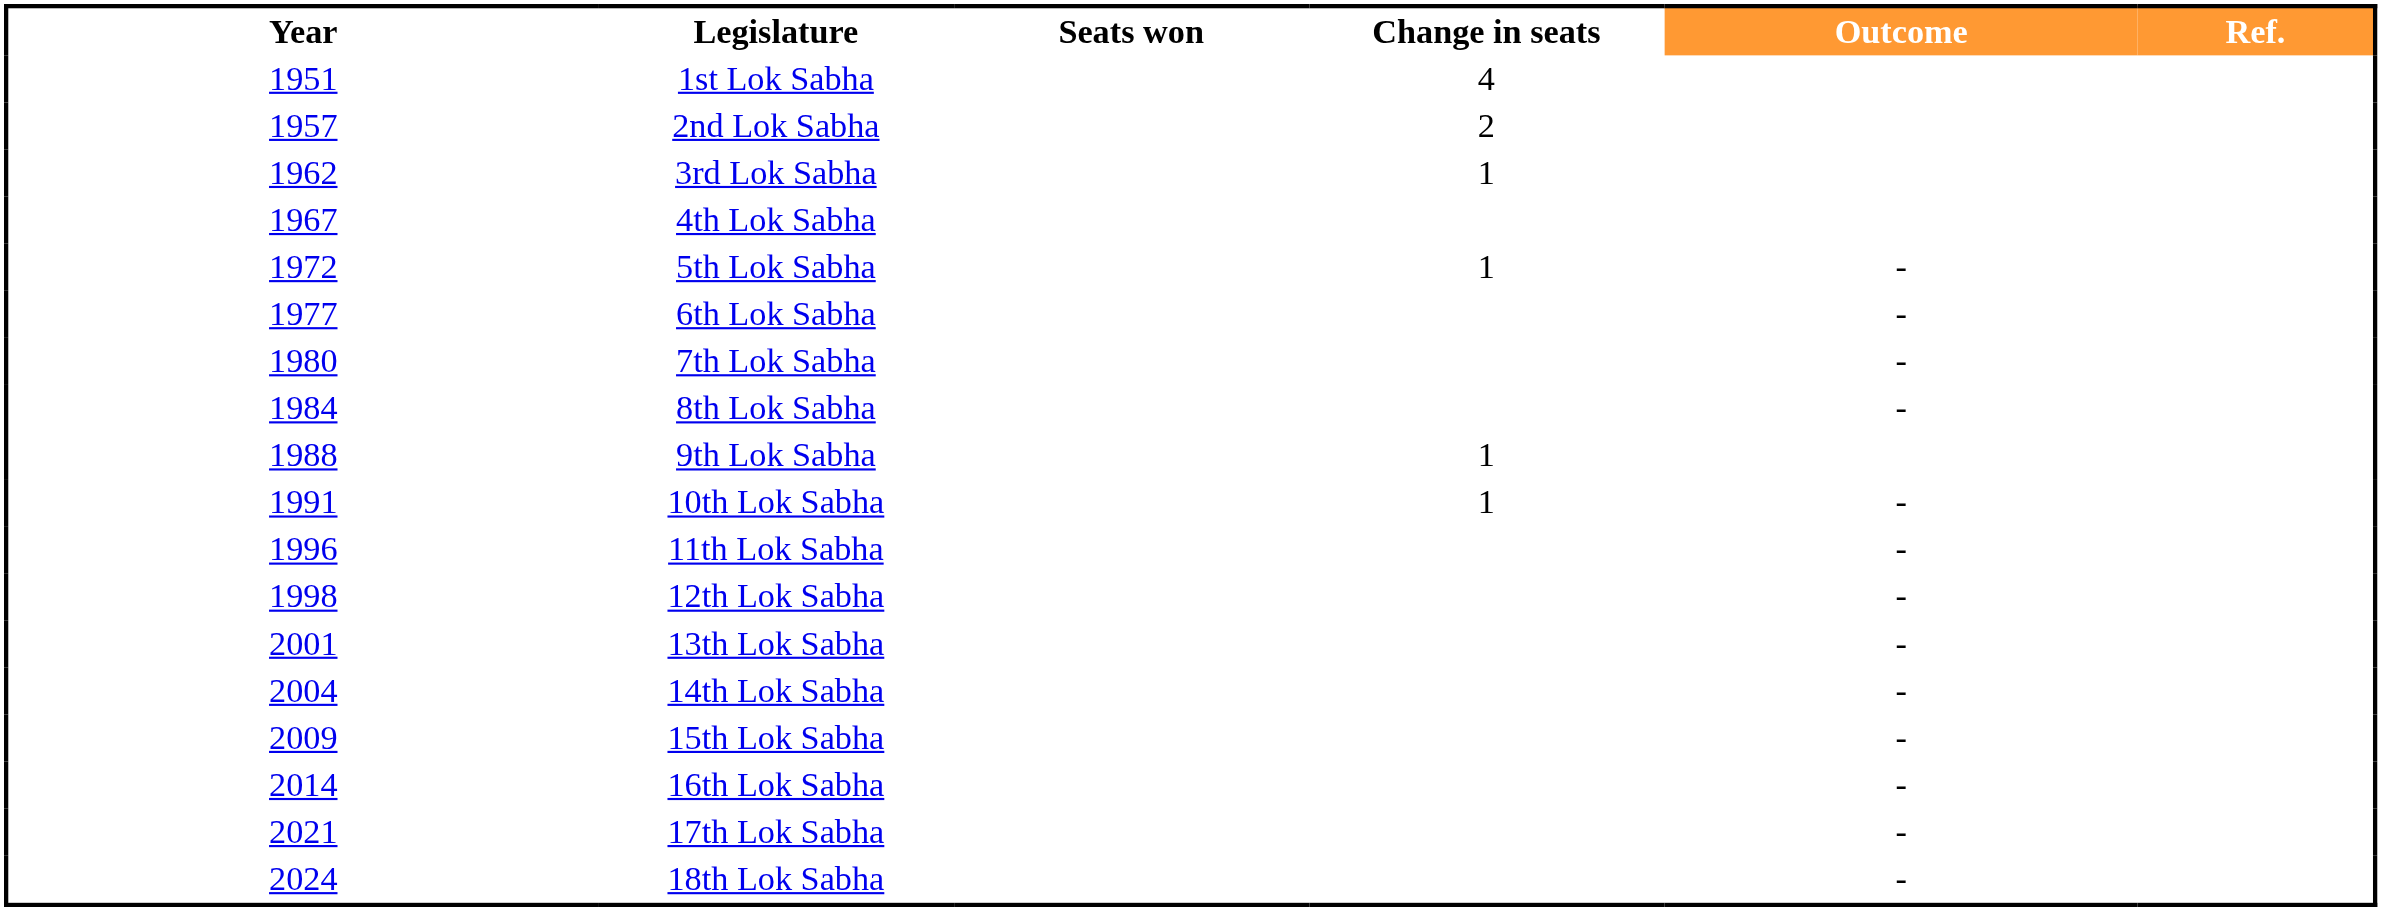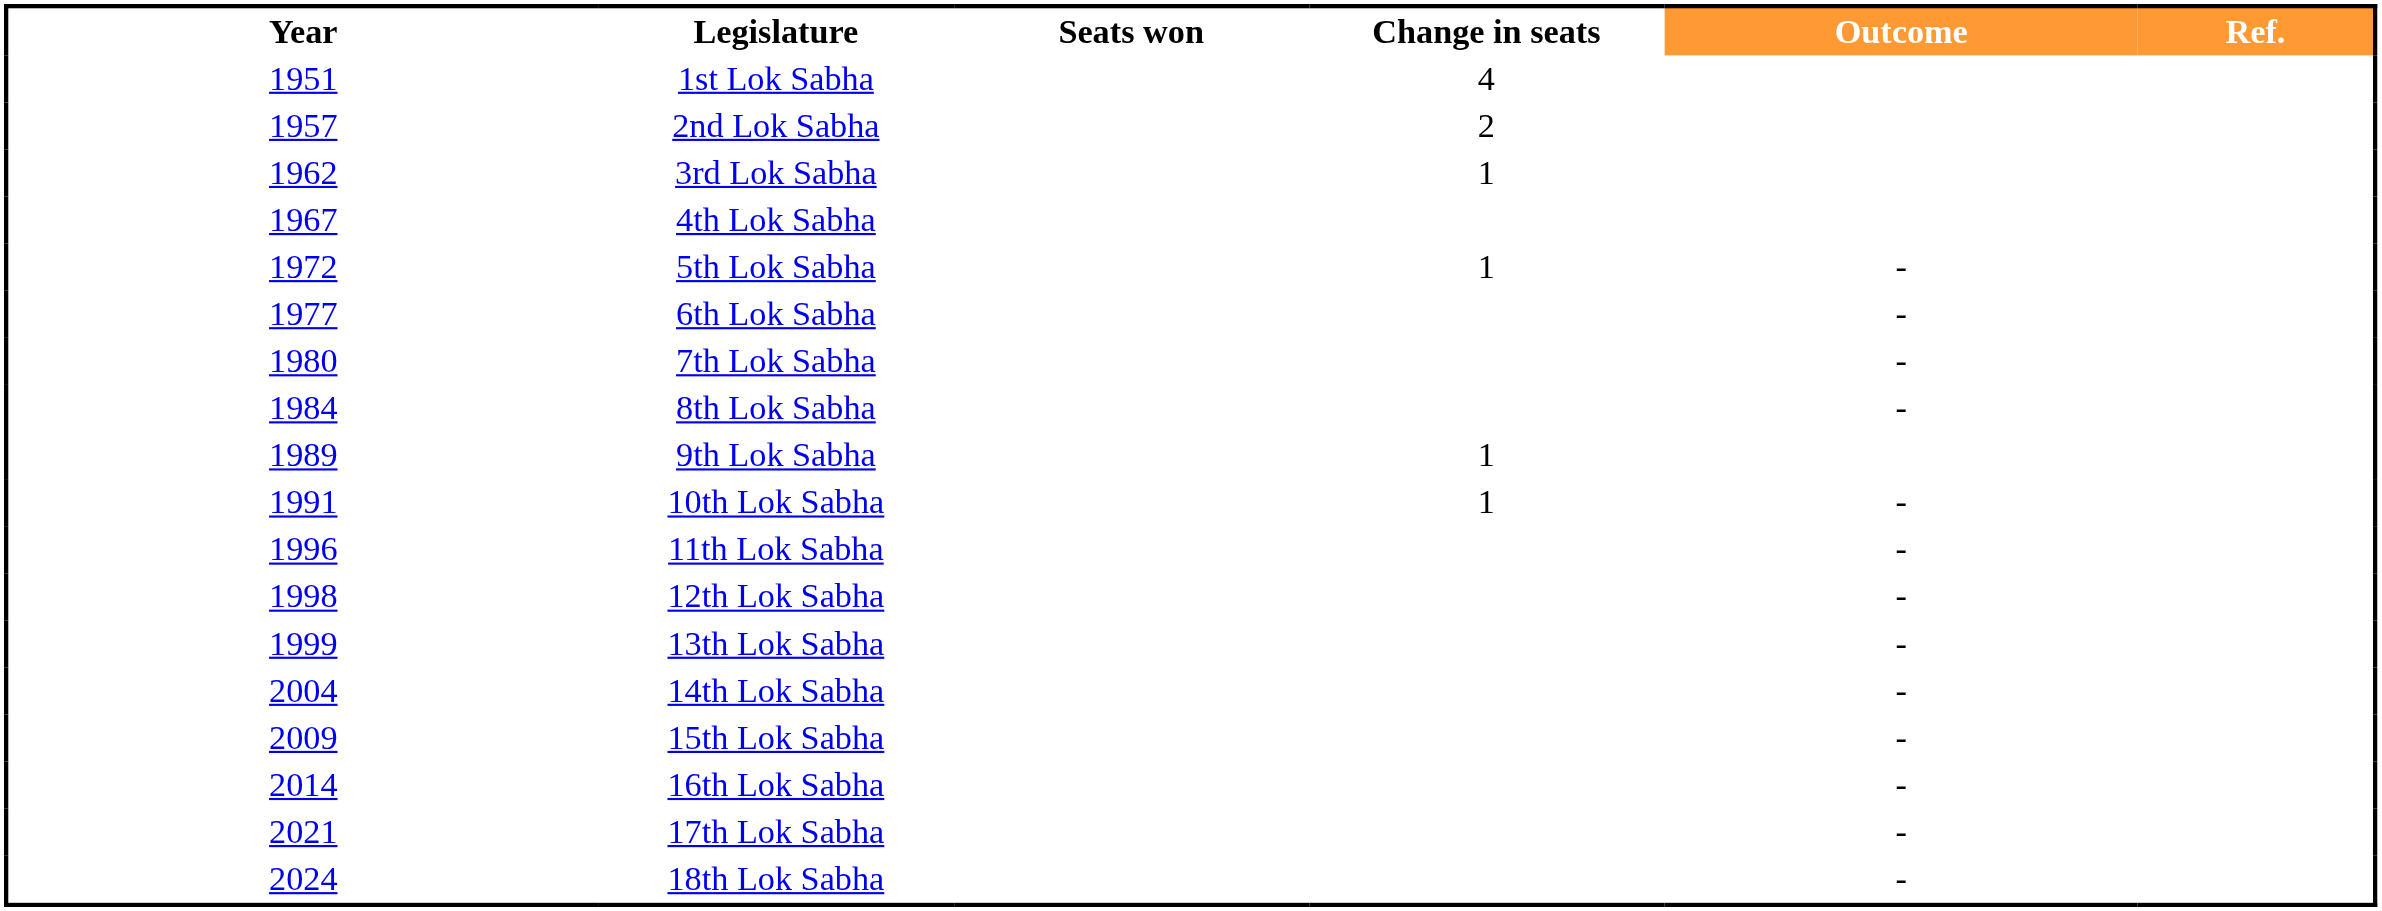(303, 454) 1988 -> (303, 454) 1989
(303, 643) 2001 -> (303, 643) 1999
